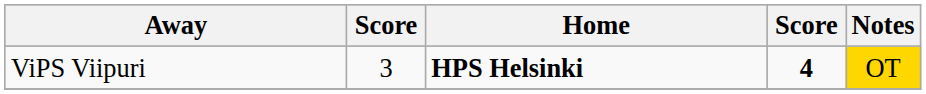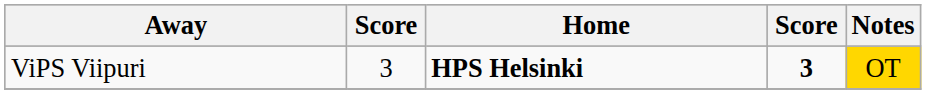(806, 67) 4 -> (806, 67) 3
